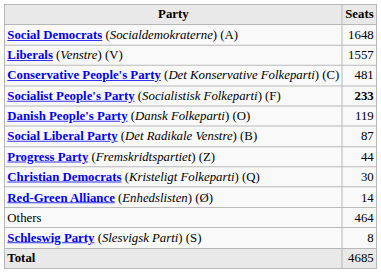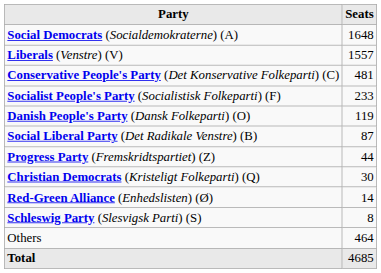(364, 95) bold -> (364, 95) normal
rows swapped: (104, 237) <-> (24, 217)
